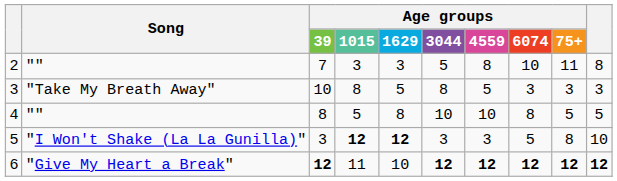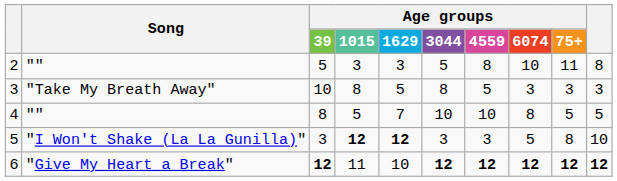(322, 66) 7 -> (322, 66) 5
(400, 115) 8 -> (400, 115) 7
